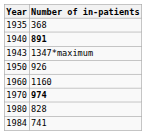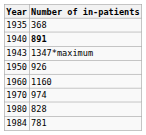(39, 95) bold -> (39, 95) normal
(39, 123) 741 -> (39, 123) 781
